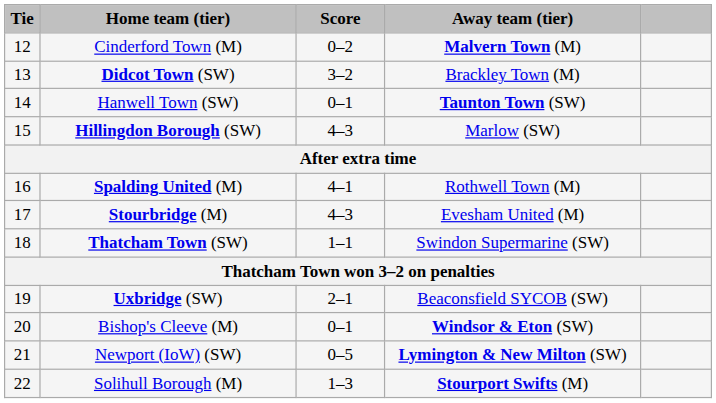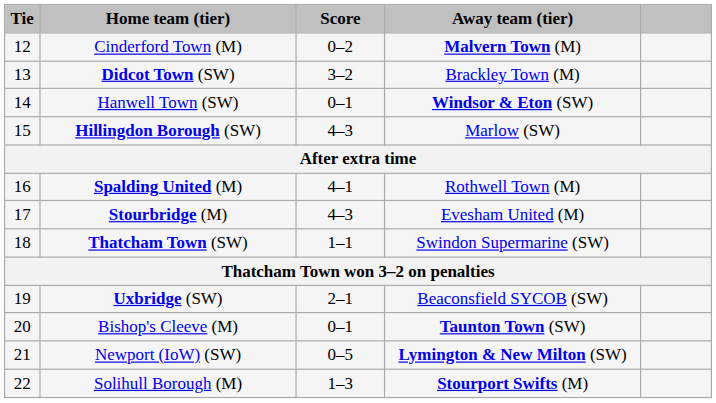(513, 102) Taunton Town (SW) -> (513, 102) Windsor & Eton (SW)
(513, 327) Windsor & Eton (SW) -> (513, 327) Taunton Town (SW)
